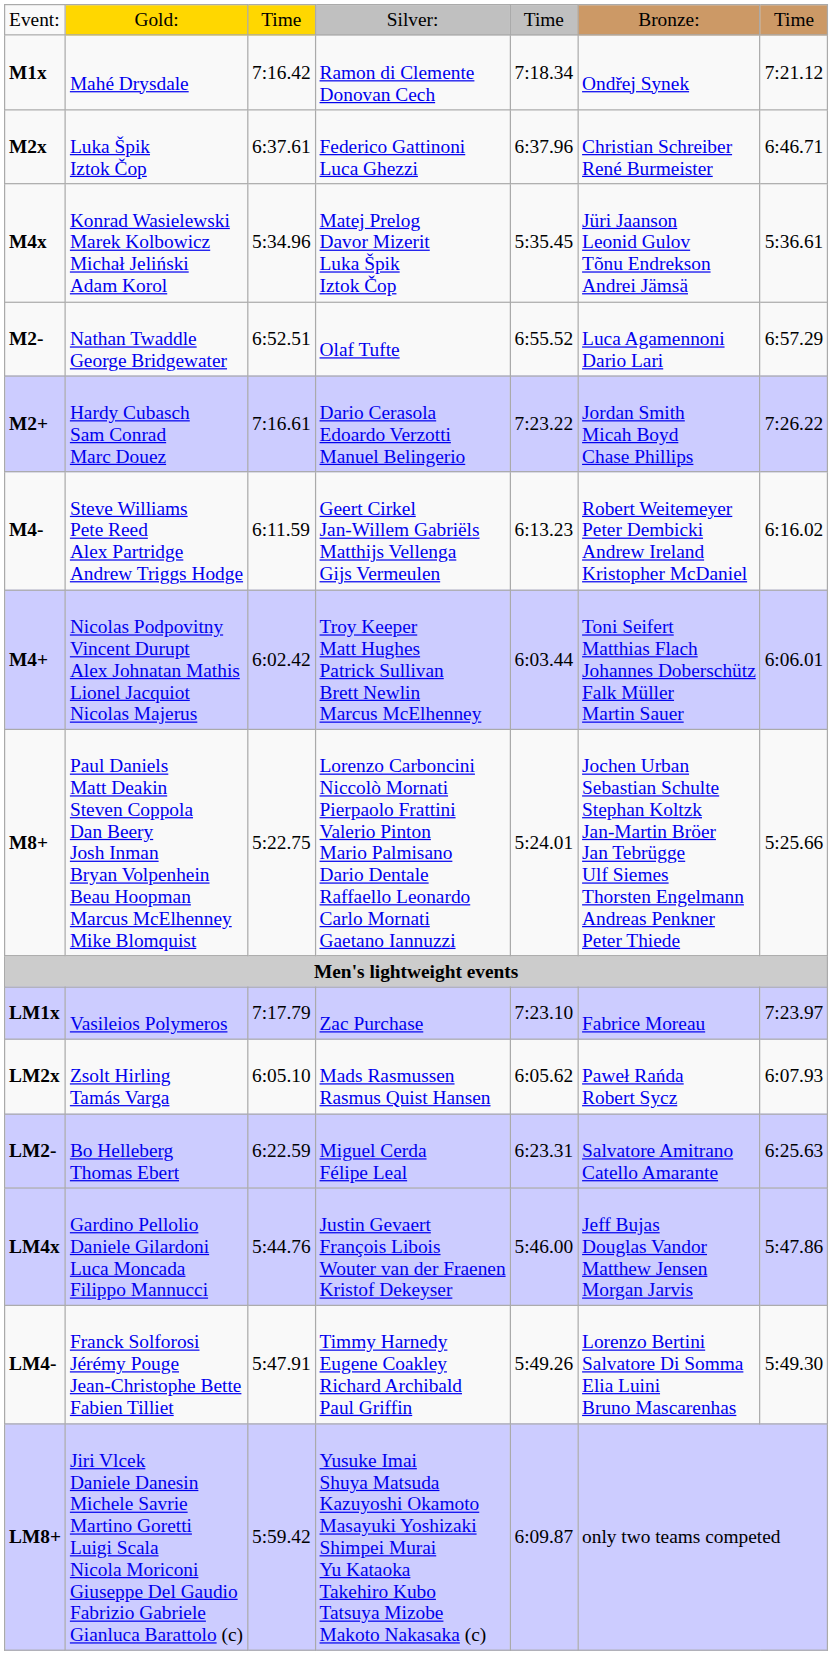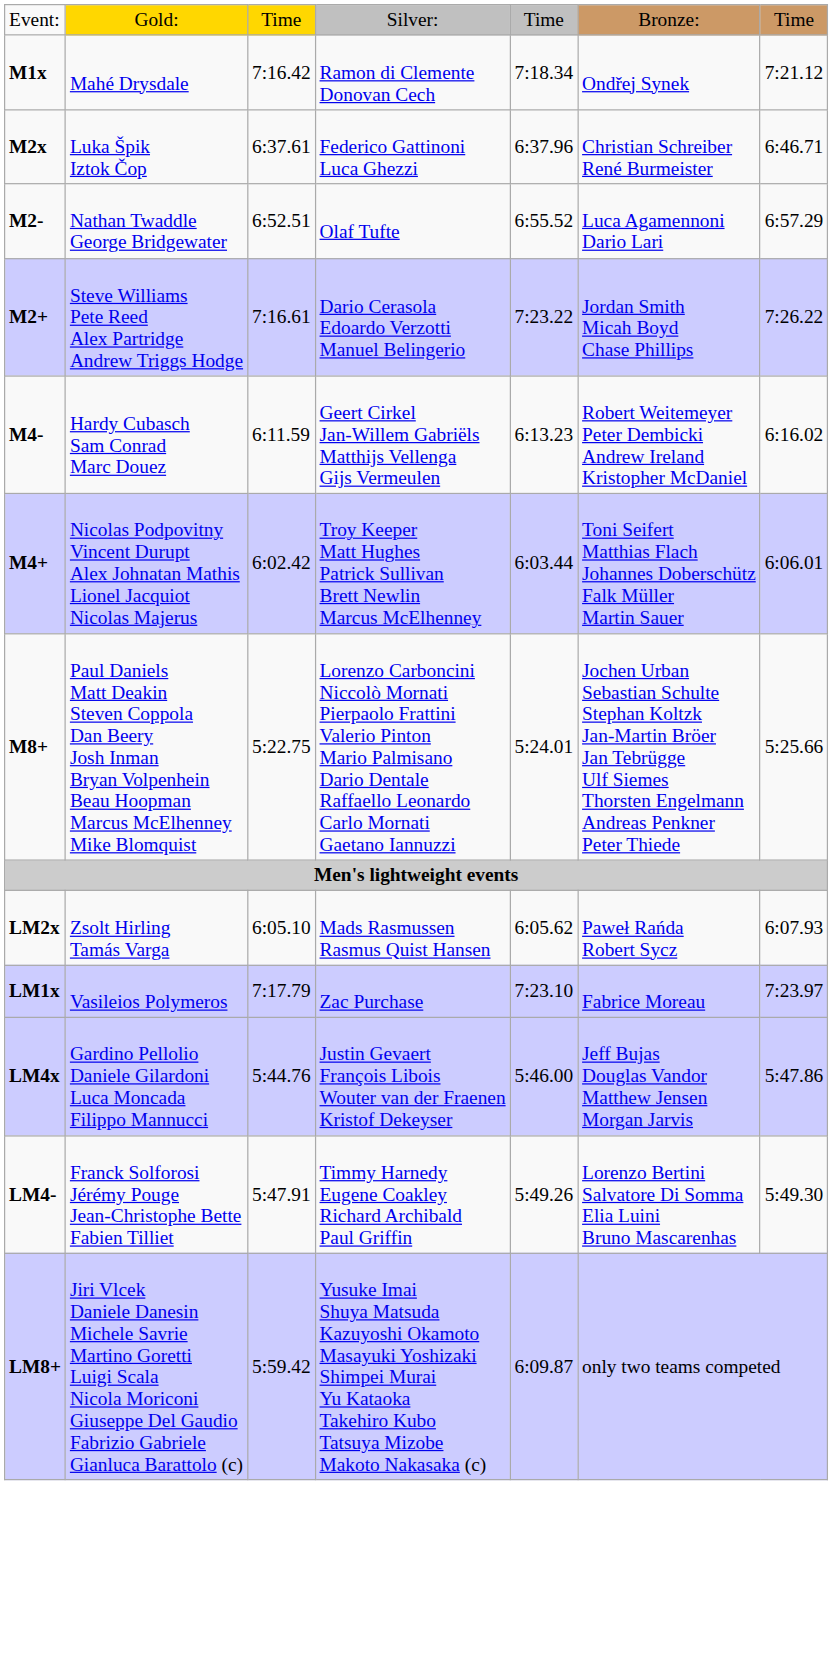- row: (28, 242)
(130, 434) Hardy Cubasch Sam Conrad Marc Douez -> (156, 327) Steve Williams Pete Reed Alex Partridge Andrew Triggs Hodge
(156, 541) Steve Williams Pete Reed Alex Partridge Andrew Triggs Hodge -> (130, 445) Hardy Cubasch Sam Conrad Marc Douez
rows swapped: (34, 1012) <-> (34, 1076)
- row: (33, 1150)
